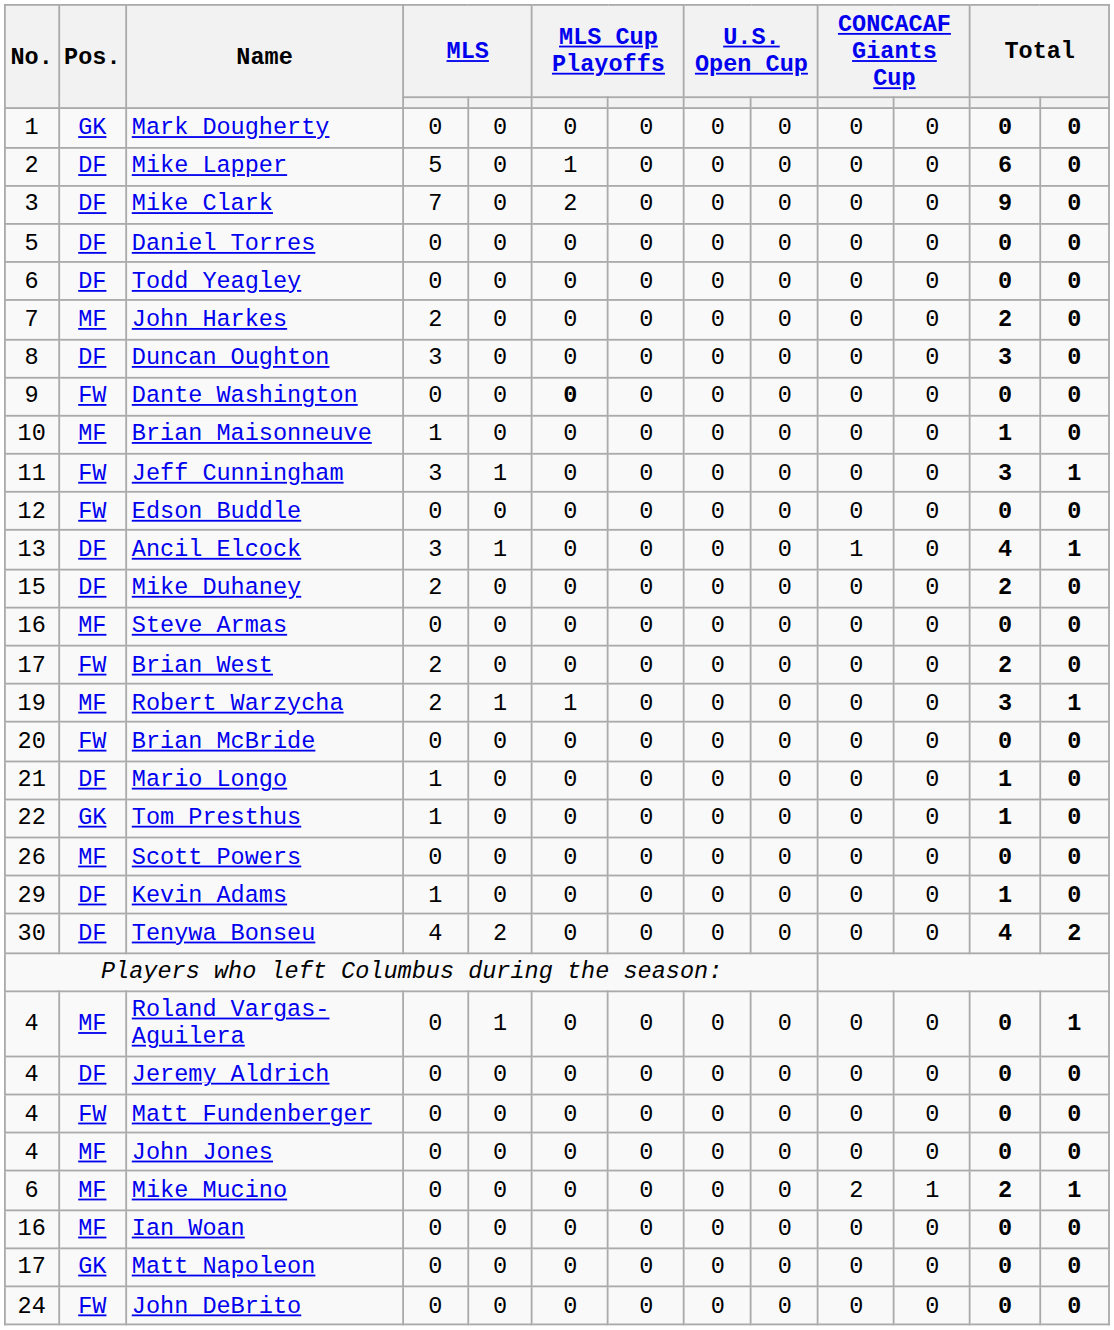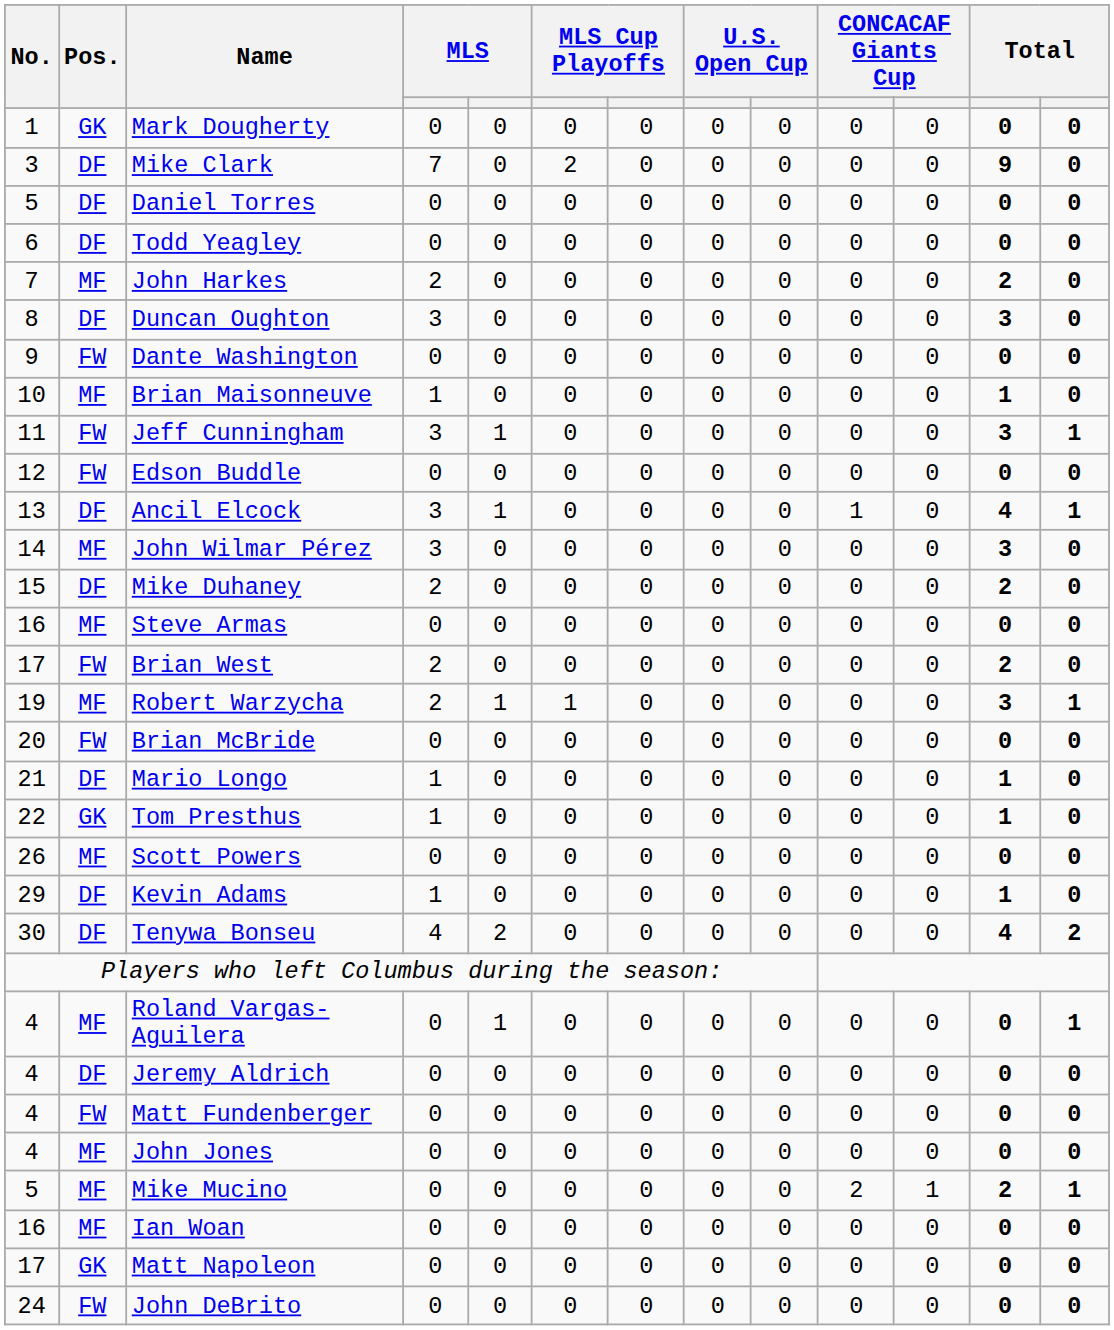- row: (209, 166)
(570, 396) bold -> (570, 358) normal
+ row: (252, 550)
(32, 1191) 6 -> (32, 1191) 5
